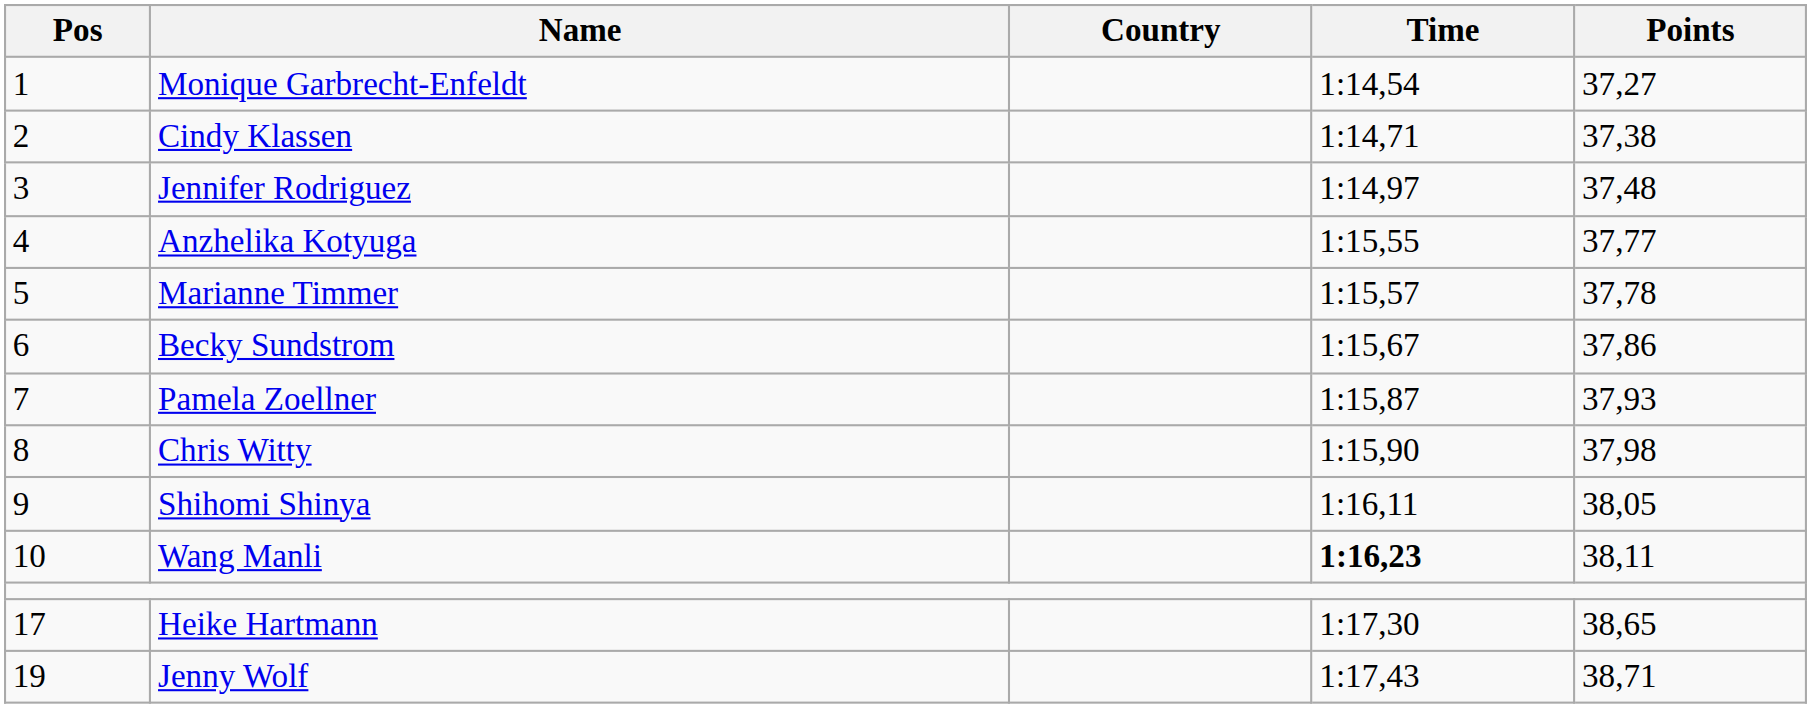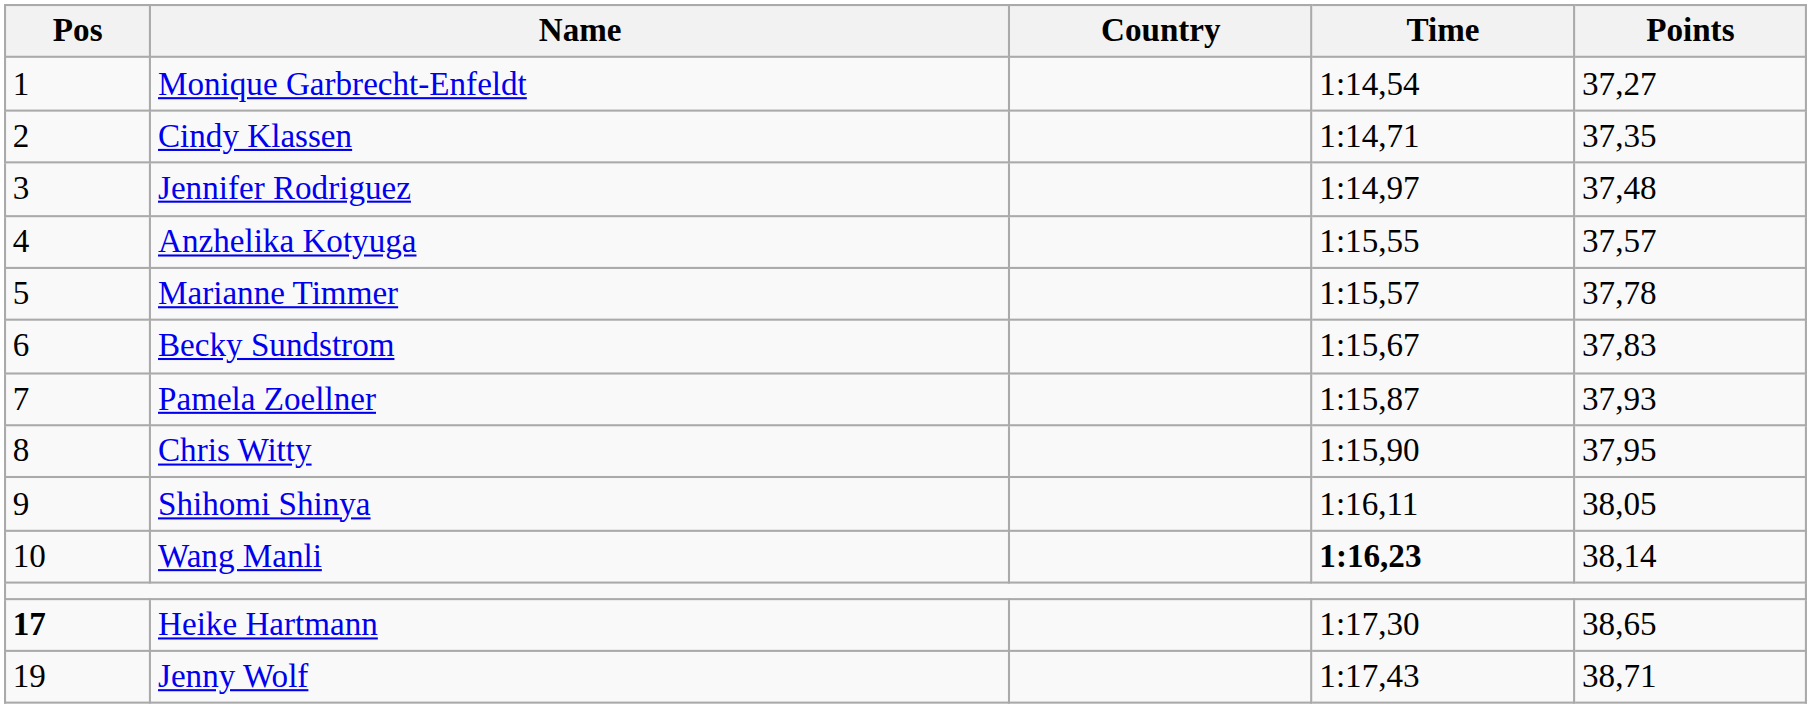(1619, 135) 37,38 -> (1619, 135) 37,35
(1619, 240) 37,77 -> (1619, 240) 37,57
(1619, 345) 37,86 -> (1619, 345) 37,83
(1619, 450) 37,98 -> (1619, 450) 37,95
(1619, 556) 38,11 -> (1619, 556) 38,14
(29, 623) normal -> (29, 623) bold
